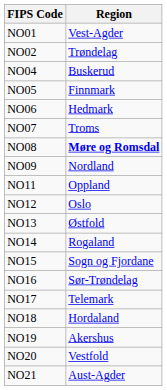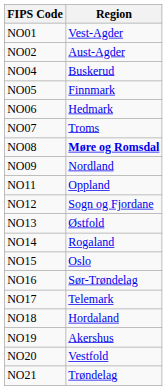(93, 52) Trøndelag -> (97, 52) Aust-Agder
(80, 204) Oslo -> (111, 204) Sogn og Fjordane
(111, 261) Sogn og Fjordane -> (80, 261) Oslo
(97, 375) Aust-Agder -> (93, 375) Trøndelag
